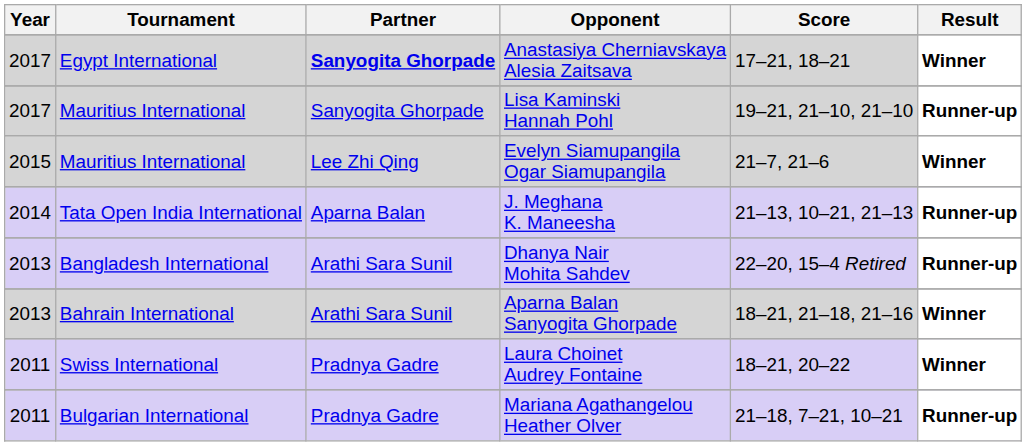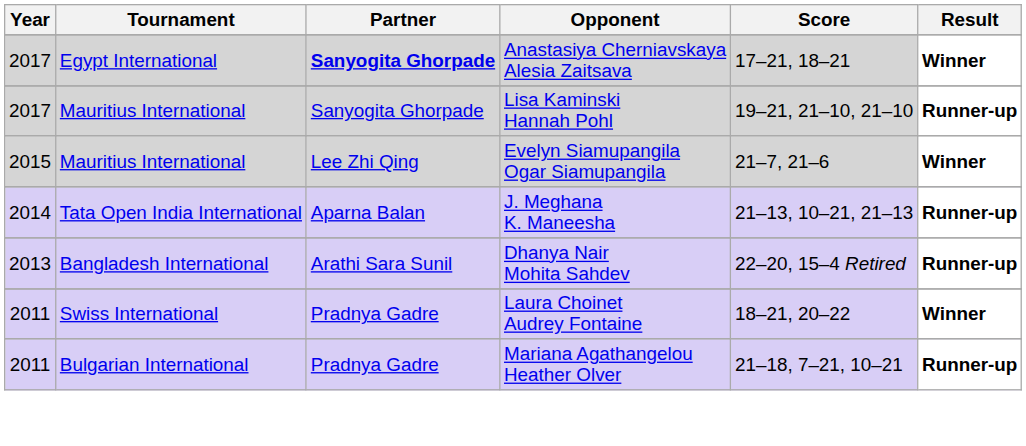- row: (590, 314)
